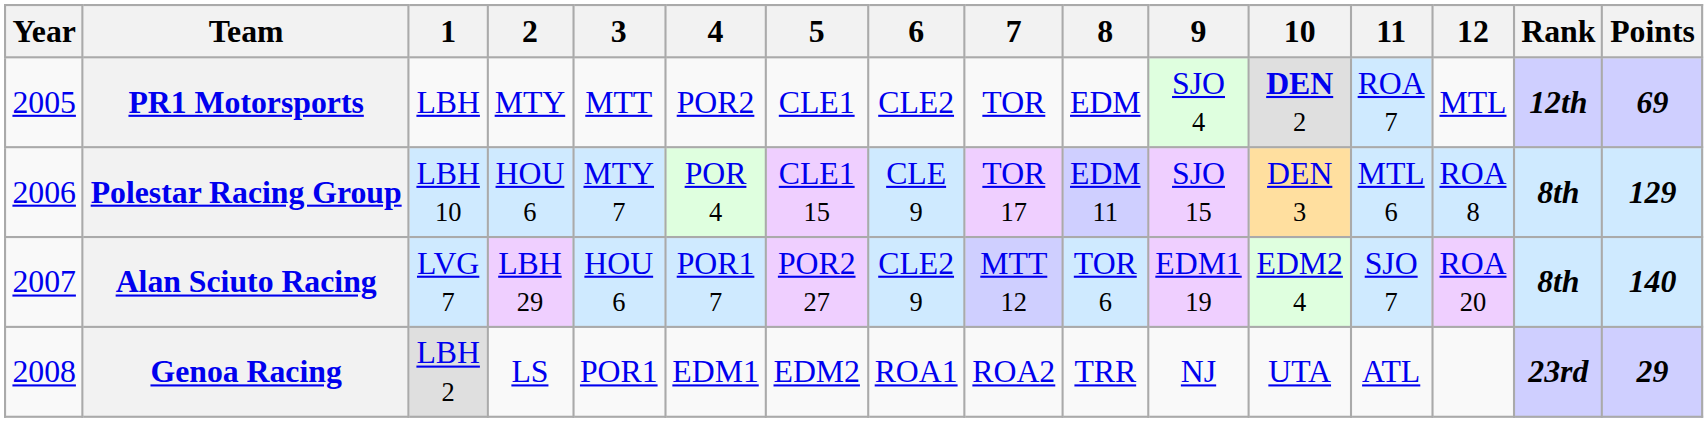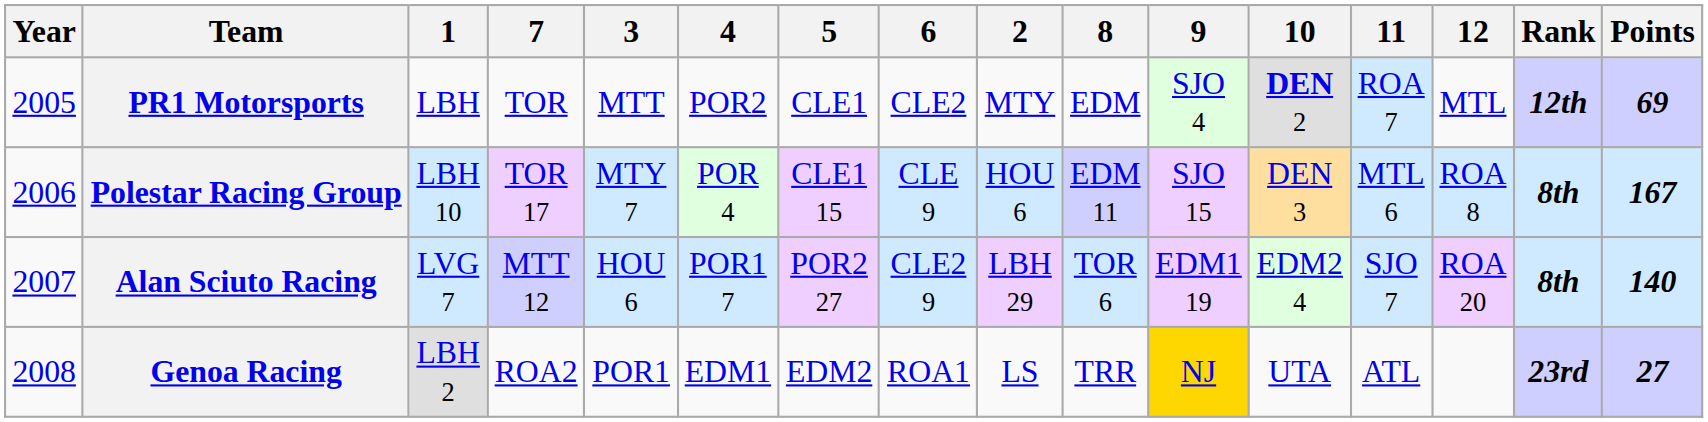columns swapped: (530, 30) <-> (1014, 30)
(1652, 192) 129 -> (1652, 192) 167
(1199, 372) no background -> (1199, 372) gold background
(1652, 372) 29 -> (1652, 372) 27
